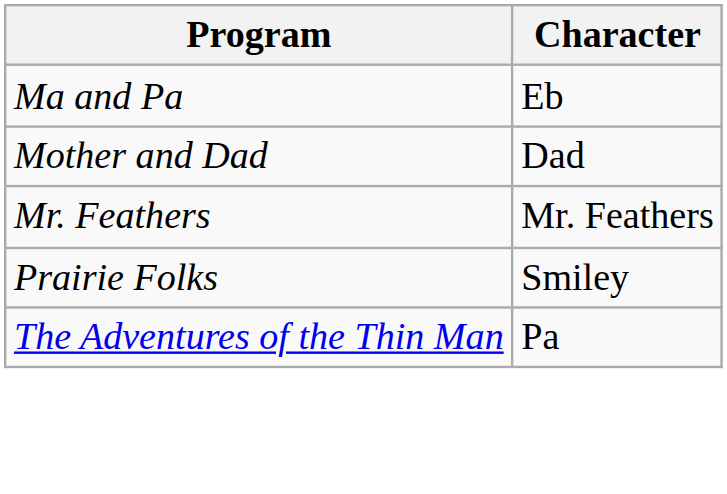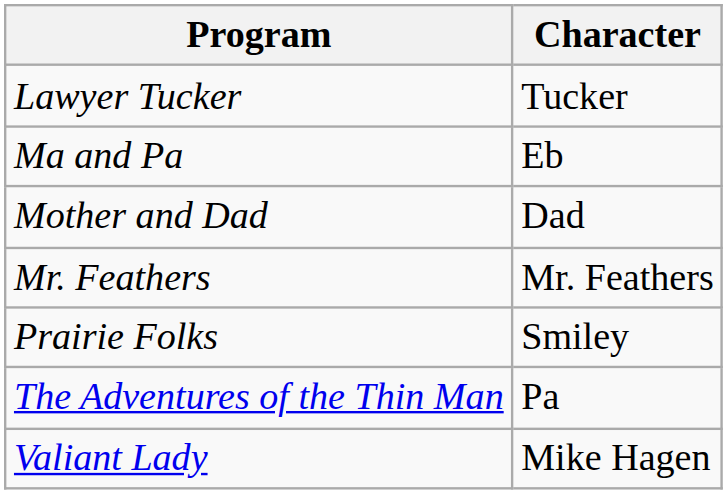+ row: (128, 95)
+ row: (111, 457)
